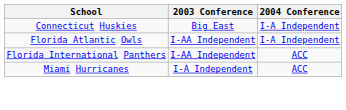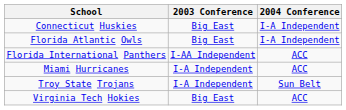(213, 40) I-AA Independent -> (213, 40) Big East
+ row: (86, 84)
+ row: (86, 98)
